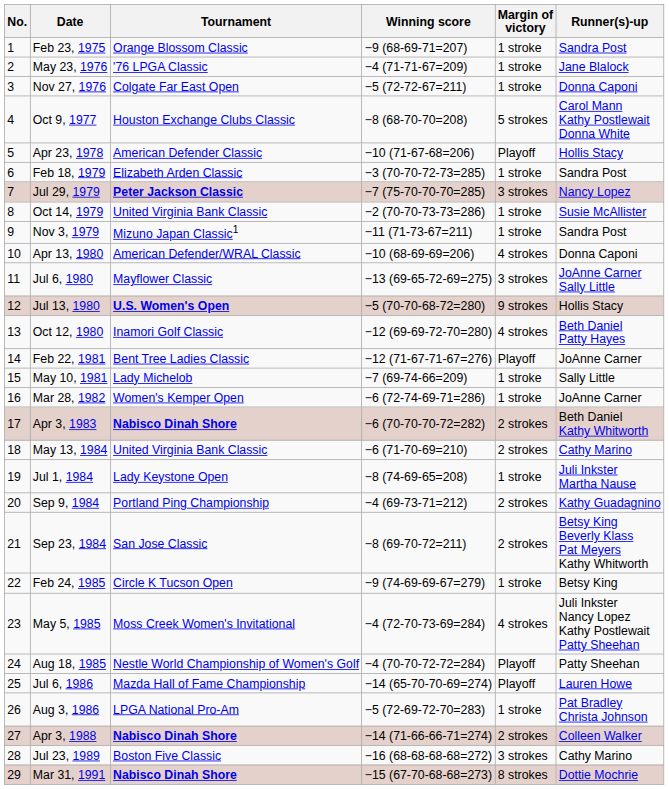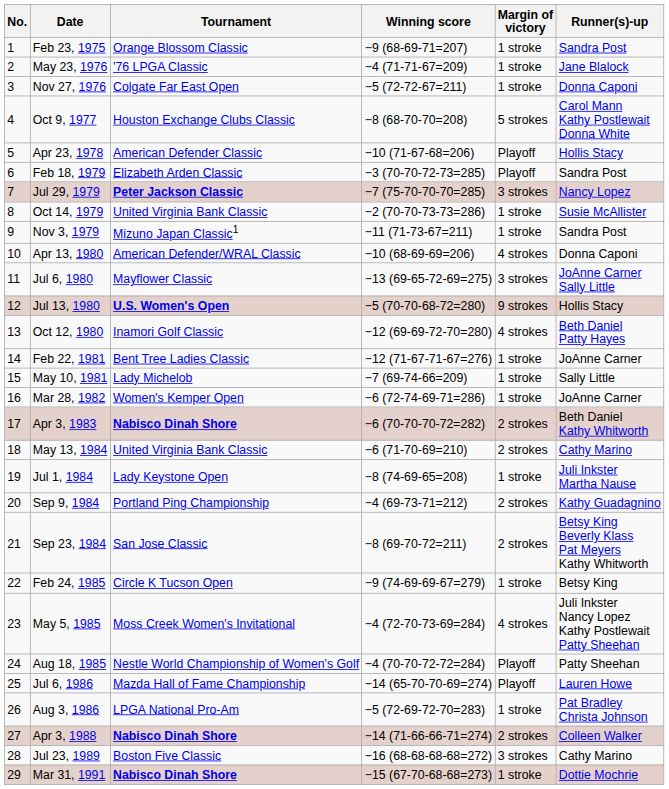(520, 173) 1 stroke -> (516, 173) Playoff
(516, 359) Playoff -> (520, 359) 1 stroke
(523, 775) 8 strokes -> (520, 775) 1 stroke
